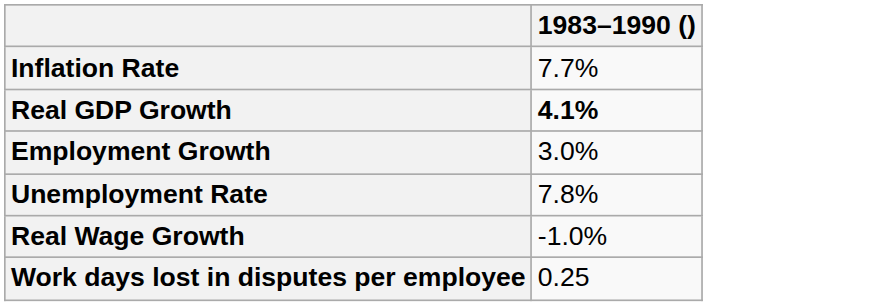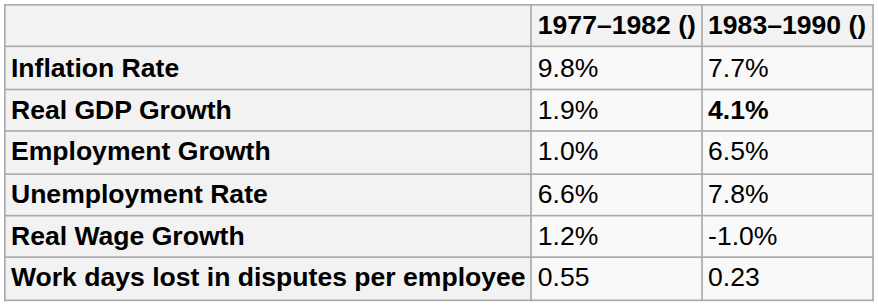+ column: (617, 25)
(568, 151) 3.0% -> (738, 151) 6.5%
(564, 278) 0.25 -> (734, 278) 0.23
